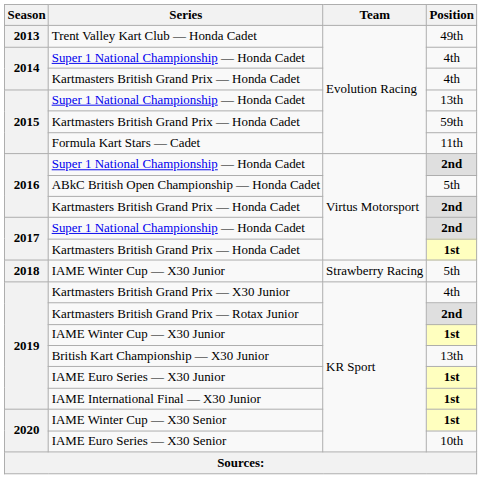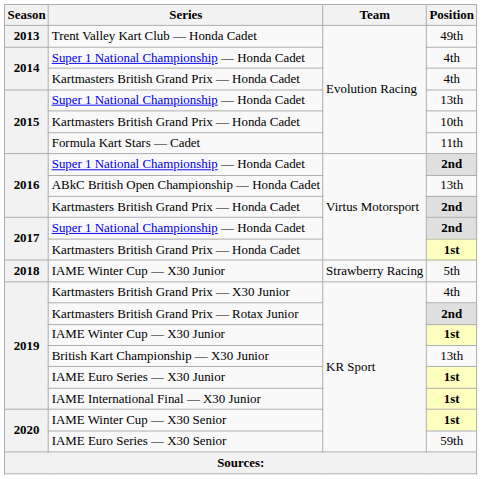(452, 121) 59th -> (452, 121) 10th
(452, 185) 5th -> (452, 185) 13th
(452, 441) 10th -> (452, 441) 59th
